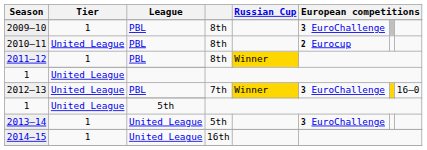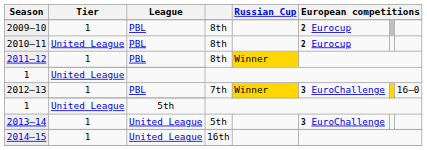(343, 28) 3 EuroChallenge -> (326, 28) 2 Eurocup
(88, 91) United League -> (88, 91) 1
